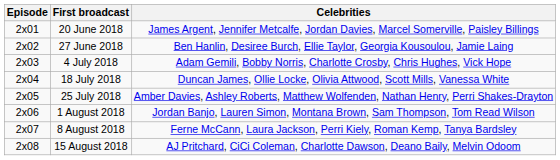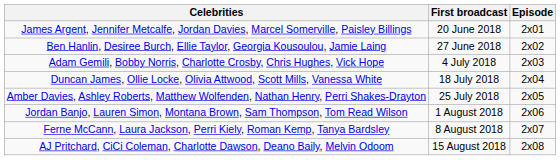columns swapped: (27, 12) <-> (344, 12)
